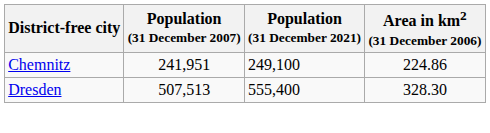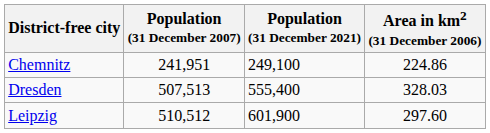(425, 90) 328.30 -> (425, 90) 328.03
+ row: (33, 115)
